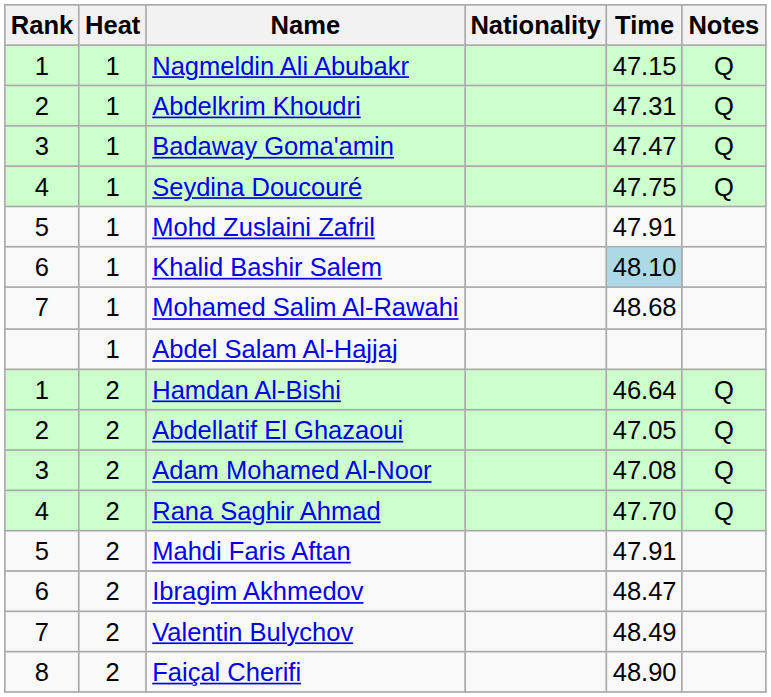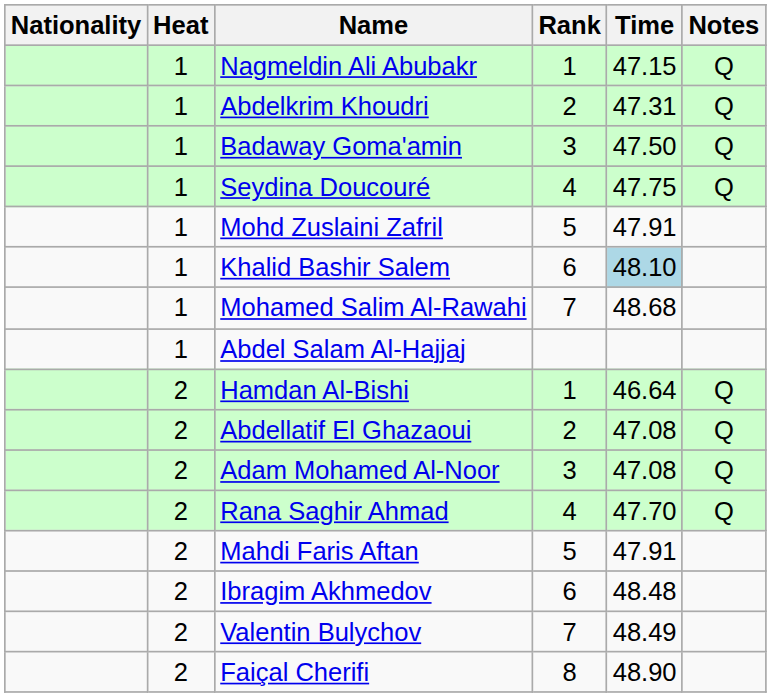columns swapped: (42, 25) <-> (536, 25)
(645, 147) 47.47 -> (645, 147) 47.50
(645, 429) 47.05 -> (645, 429) 47.08
(645, 591) 48.47 -> (645, 591) 48.48
